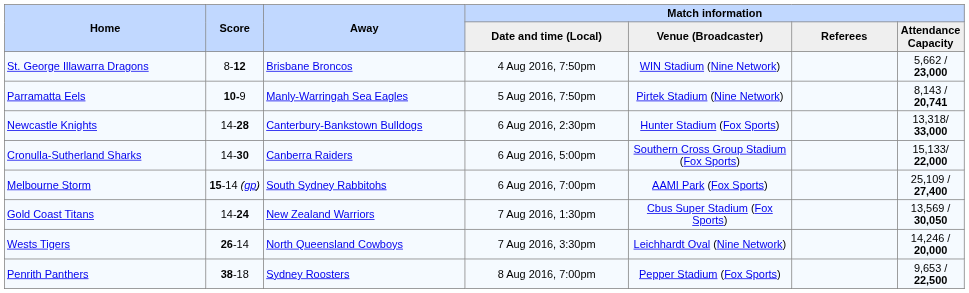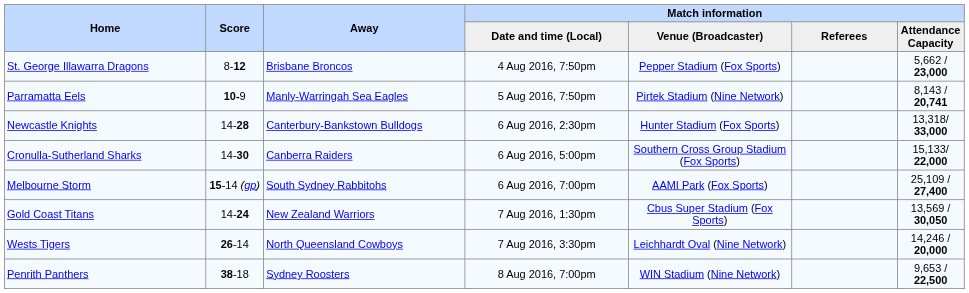(710, 66) WIN Stadium (Nine Network) -> (710, 66) Pepper Stadium (Fox Sports)
(710, 274) Pepper Stadium (Fox Sports) -> (710, 274) WIN Stadium (Nine Network)
